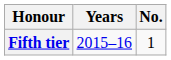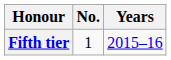columns swapped: (151, 17) <-> (104, 17)
